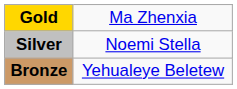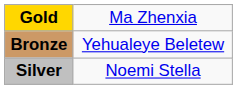rows swapped: (39, 44) <-> (39, 71)
